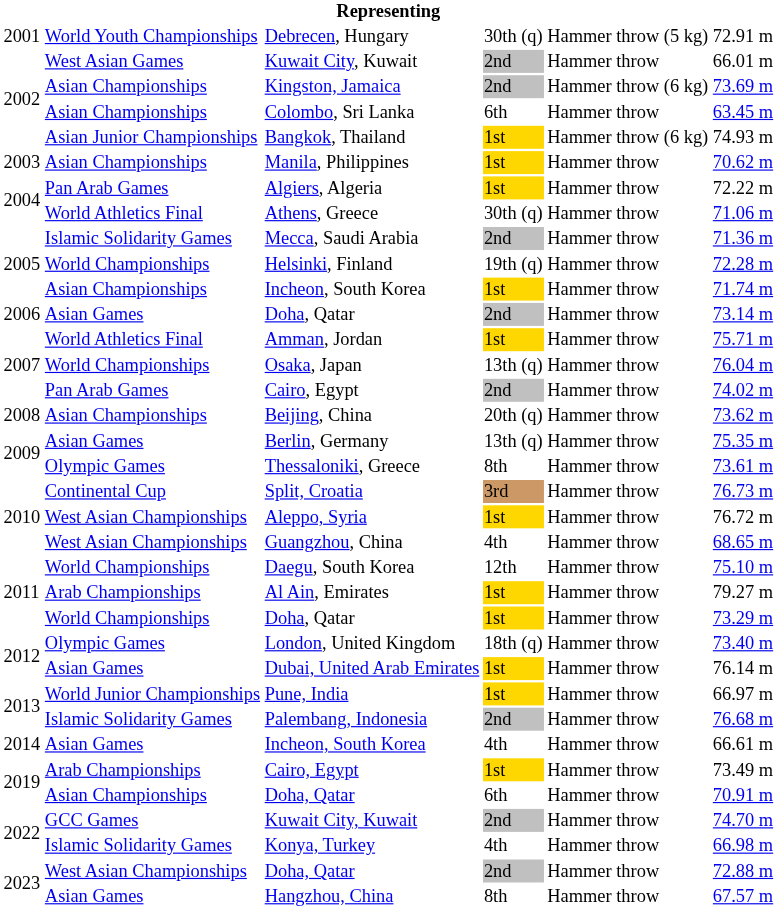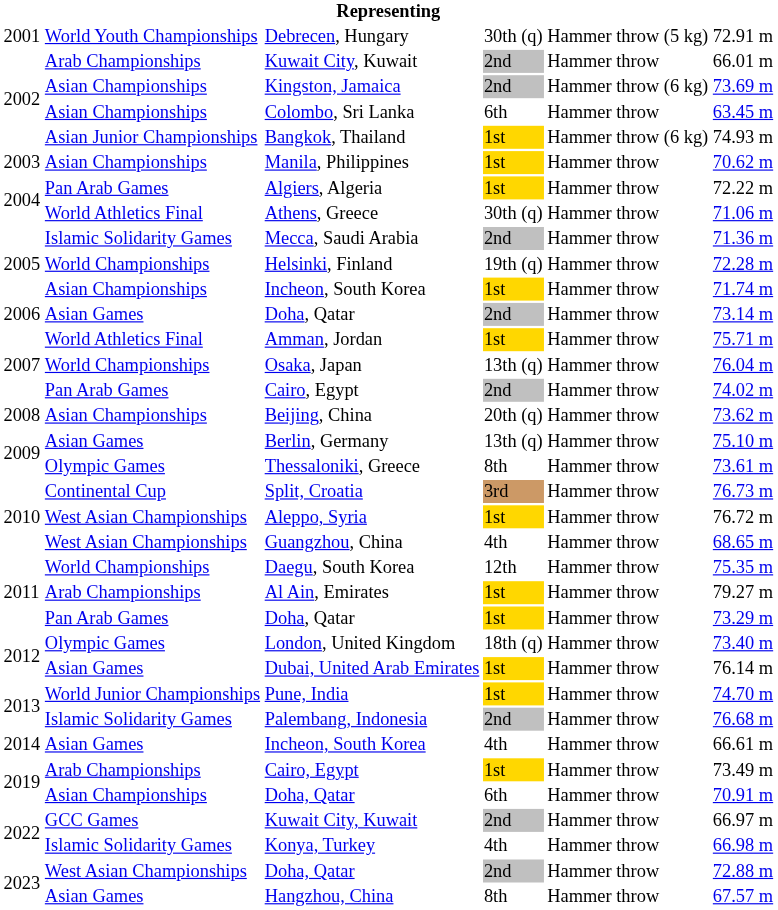(114, 61) West Asian Games -> (123, 61) Arab Championships
(743, 440) 75.35 m -> (743, 440) 75.10 m
(743, 567) 75.10 m -> (743, 567) 75.35 m
(127, 617) World Championships -> (107, 617) Pan Arab Games
(743, 693) 66.97 m -> (743, 693) 74.70 m
(743, 820) 74.70 m -> (743, 820) 66.97 m
